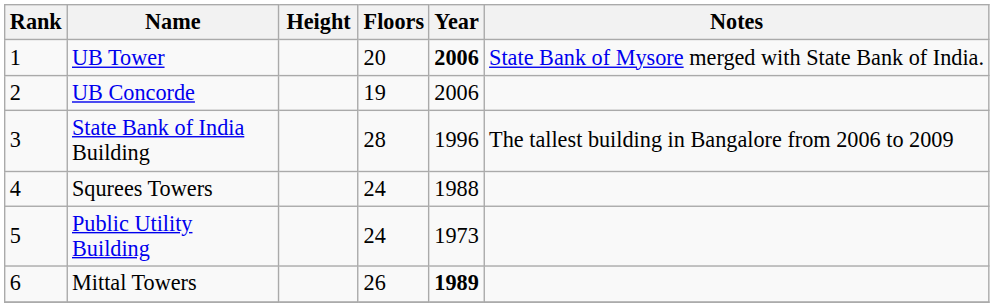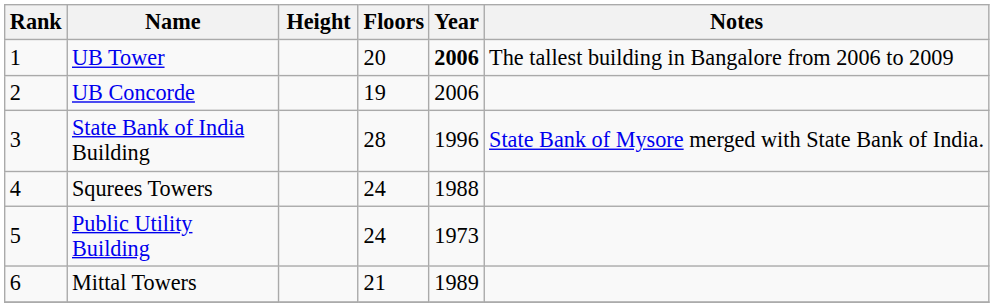(737, 57) State Bank of Mysore merged with State Bank of India. -> (721, 57) The tallest building in Bangalore from 2006 to 2009
(721, 140) The tallest building in Bangalore from 2006 to 2009 -> (737, 140) State Bank of Mysore merged with State Bank of India.
(375, 283) 26 -> (375, 283) 21
(457, 283) bold -> (457, 283) normal
